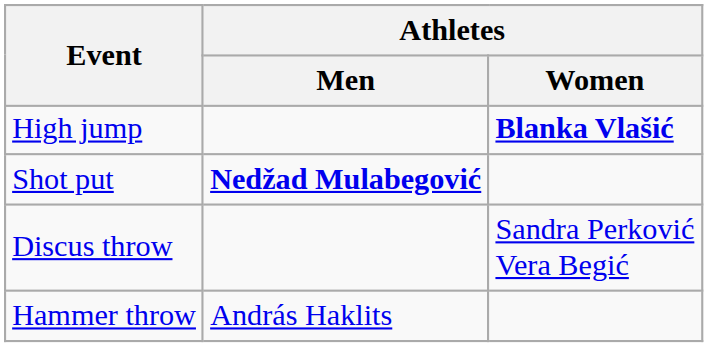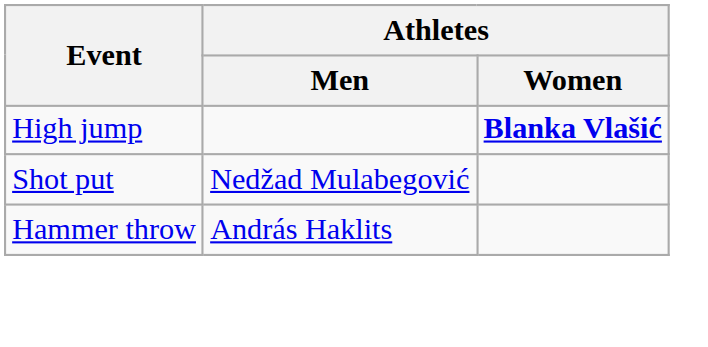(346, 179) bold -> (340, 179) normal
- row: (92, 247)
